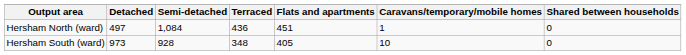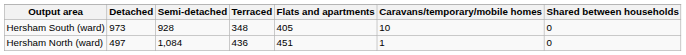rows swapped: (55, 27) <-> (56, 43)
